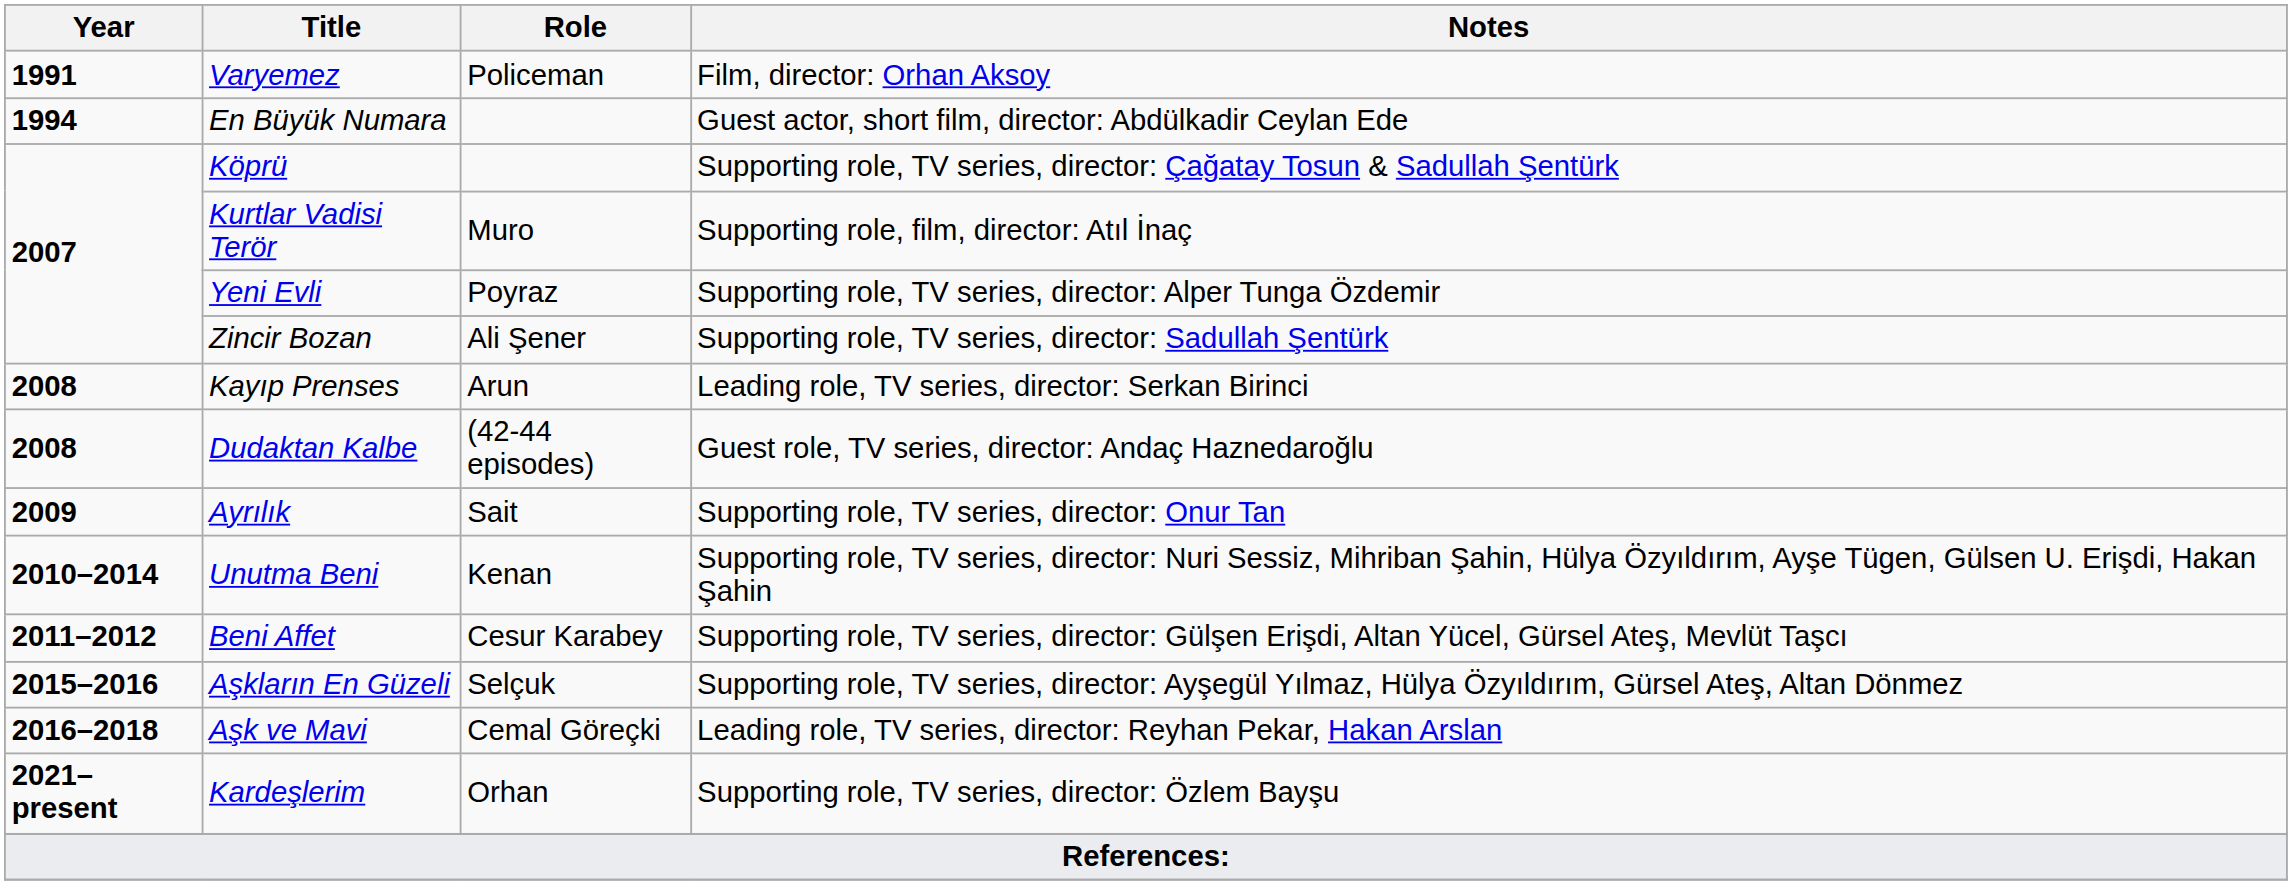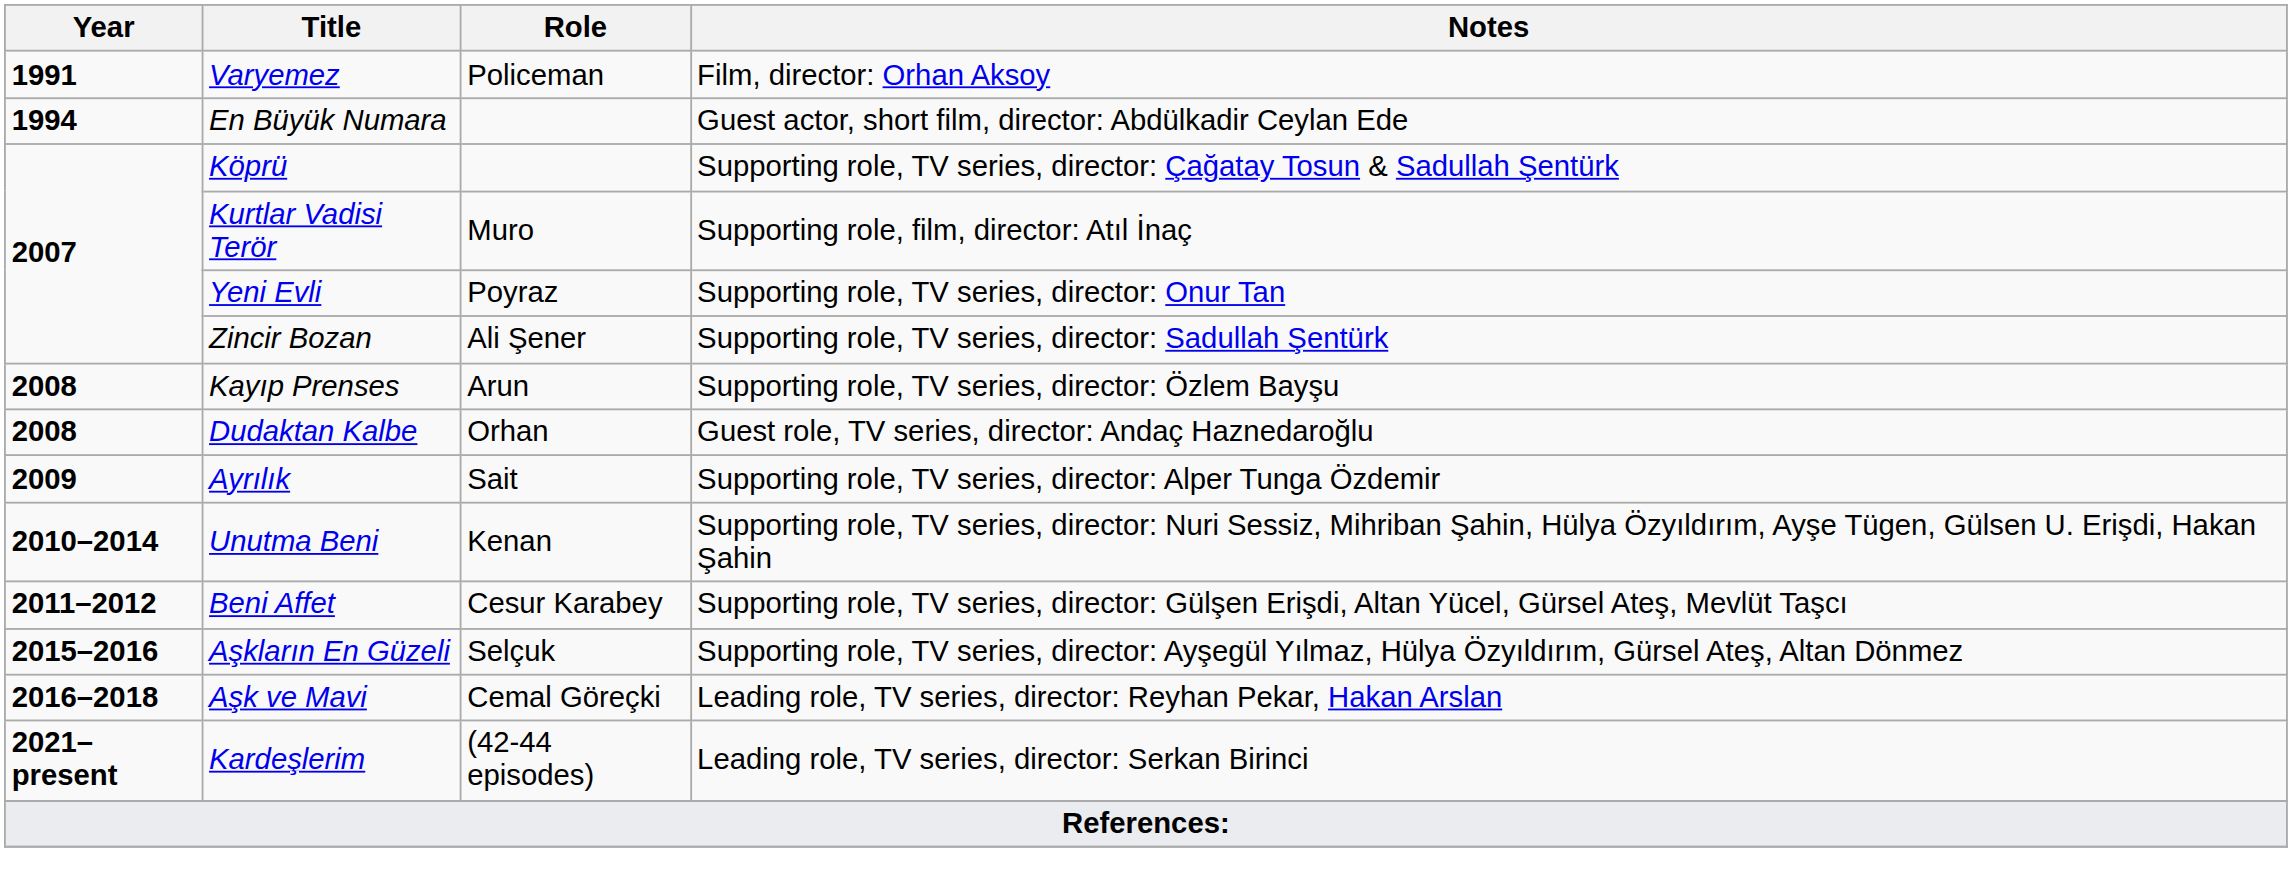(1069, 292) Supporting role, TV series, director: Alper Tunga Özdemir -> (991, 292) Supporting role, TV series, director: Onur Tan
(1003, 385) Leading role, TV series, director: Serkan Birinci -> (1018, 385) Supporting role, TV series, director: Özlem Bayşu
(531, 448) (42-44 episodes) -> (508, 432) Orhan
(991, 511) Supporting role, TV series, director: Onur Tan -> (1069, 478) Supporting role, TV series, director: Alper Tunga Özdemir
(508, 793) Orhan -> (531, 760) (42-44 episodes)
(1018, 793) Supporting role, TV series, director: Özlem Bayşu -> (1003, 760) Leading role, TV series, director: Serkan Birinci
